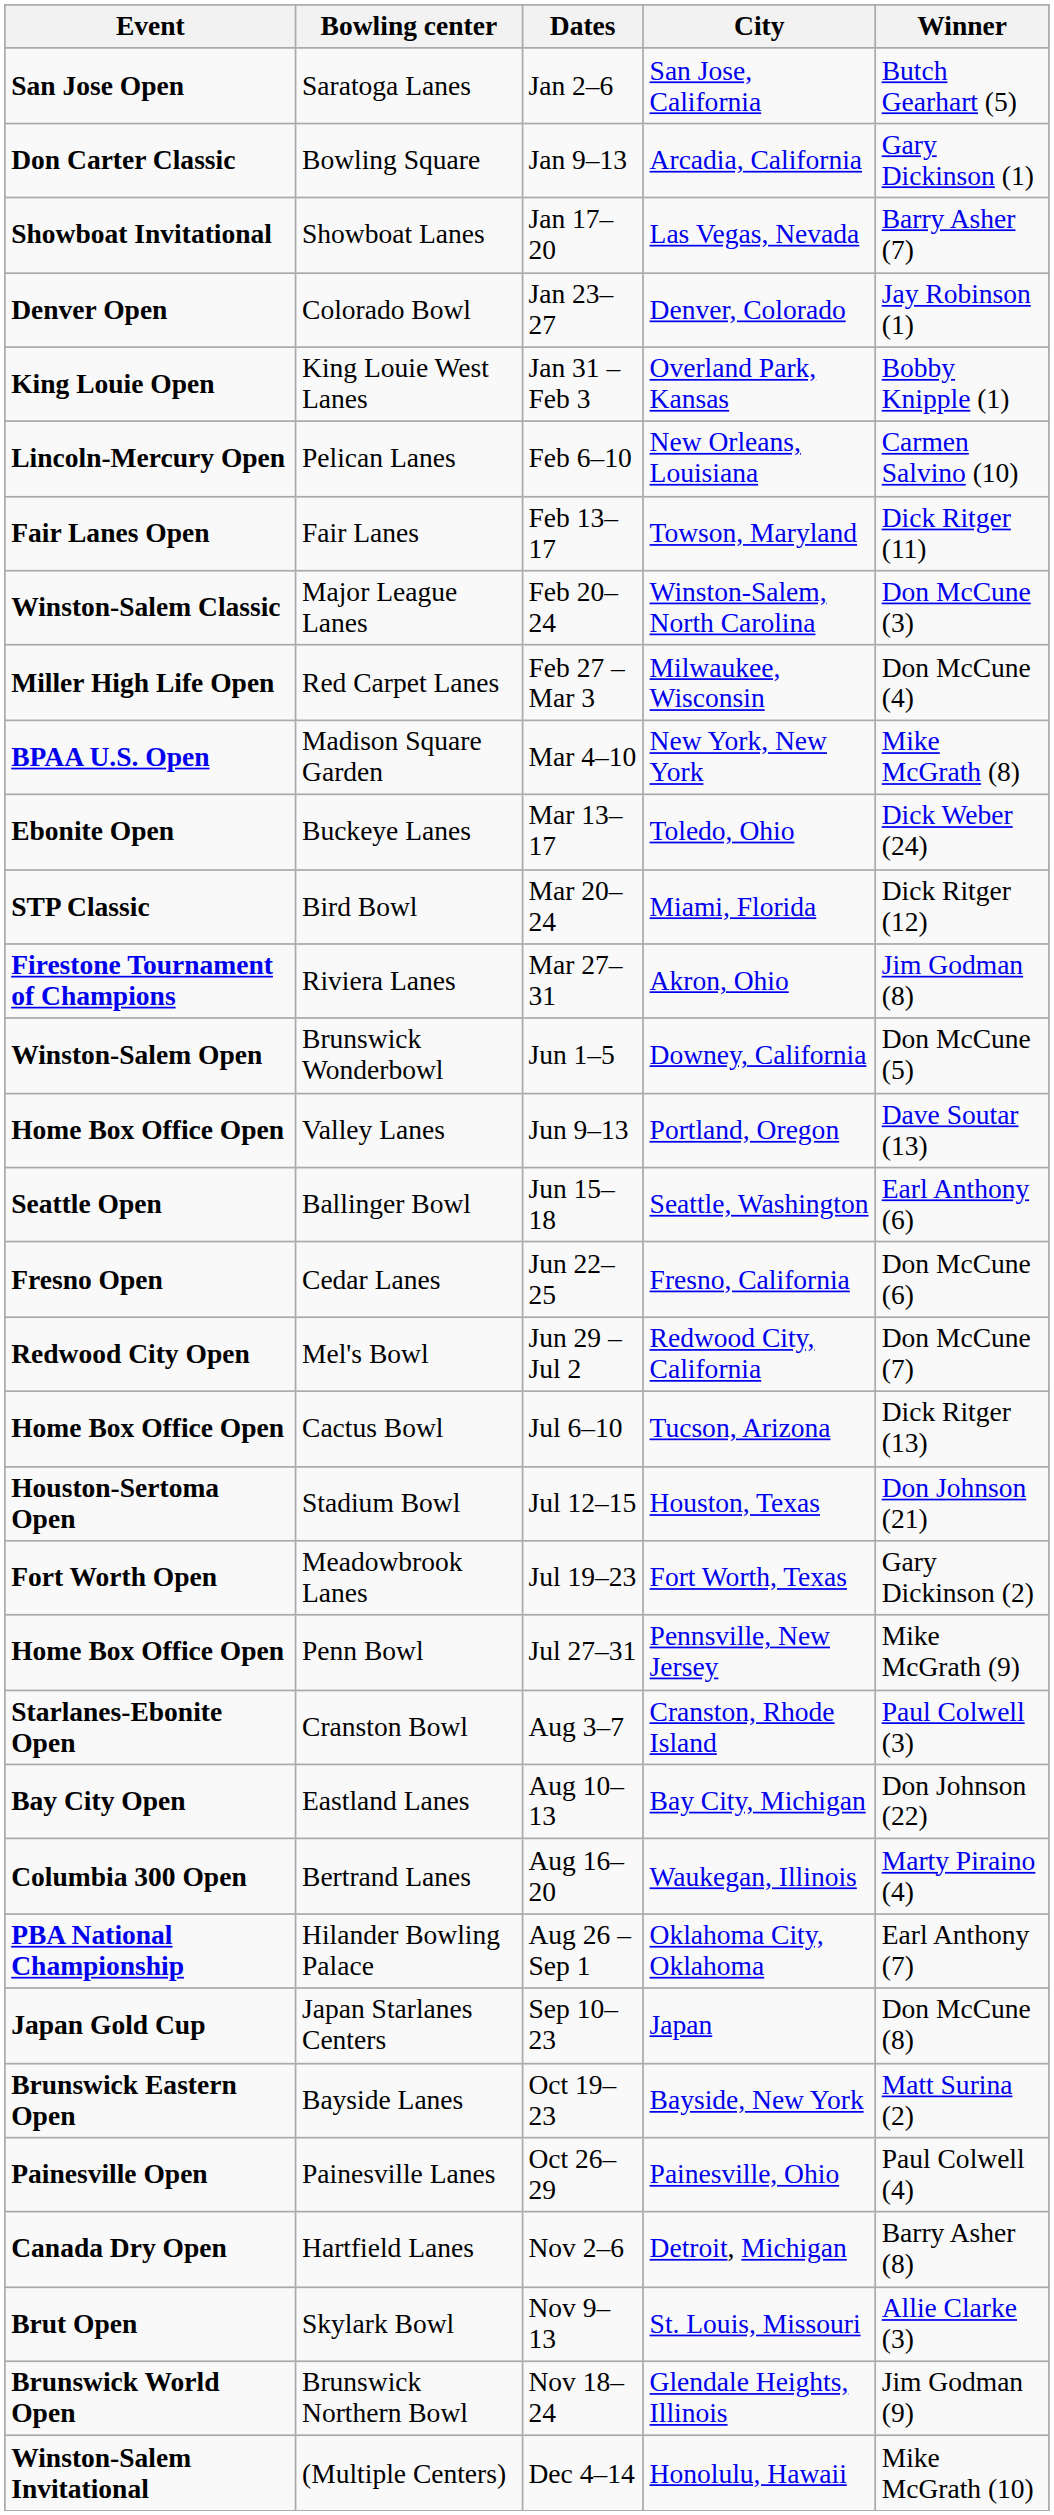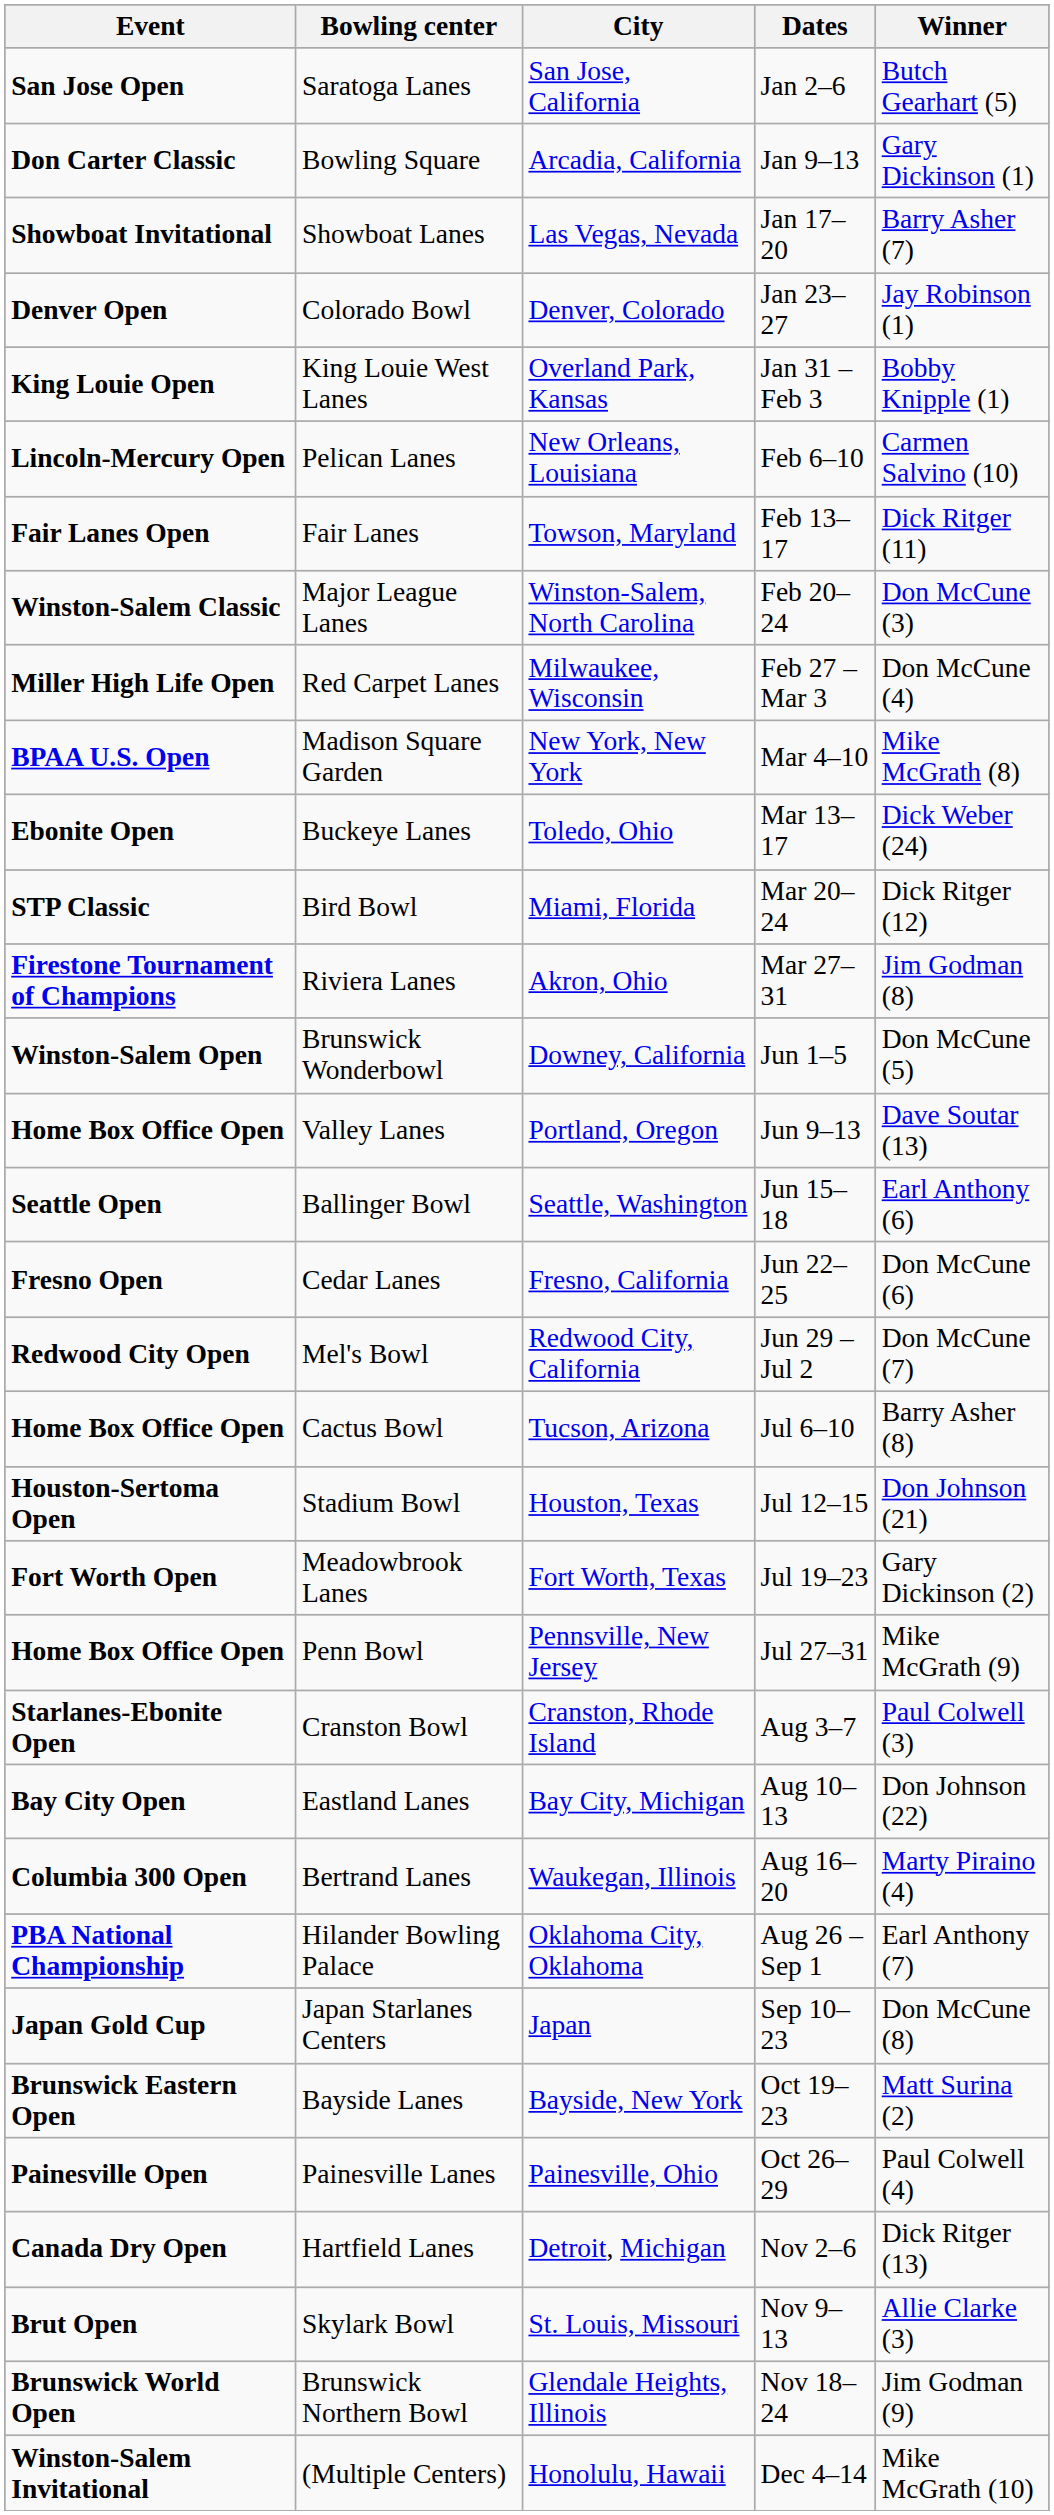columns swapped: (759, 26) <-> (583, 26)
(946, 1428) Dick Ritger (13) -> (949, 1428) Barry Asher (8)
(949, 2248) Barry Asher (8) -> (946, 2248) Dick Ritger (13)
